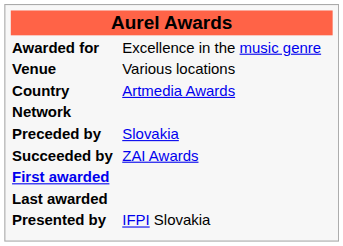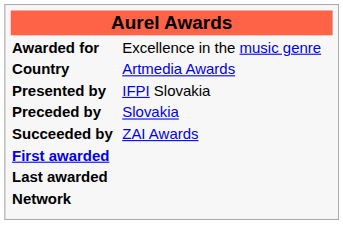- row: (34, 69)
rows swapped: (59, 220) <-> (42, 112)
